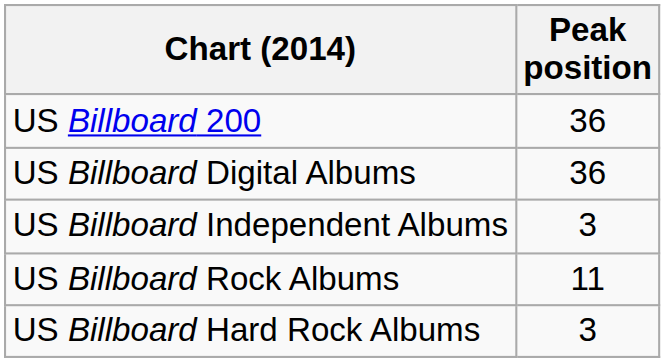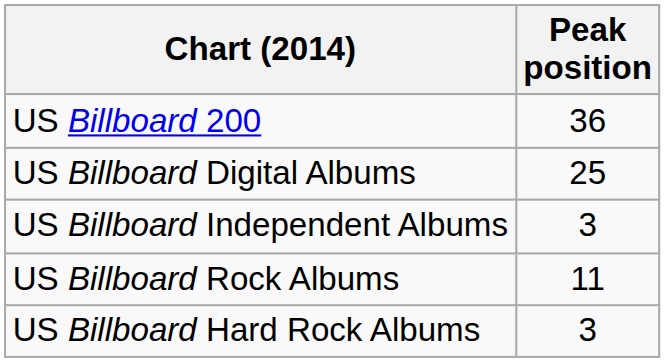(588, 173) 36 -> (588, 173) 25
